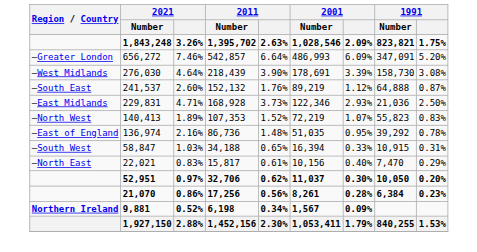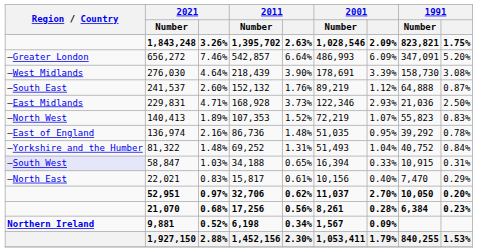+ row: (163, 148)
(62, 148) no background -> (37, 163) lavender background
(359, 178) 0.30% -> (383, 194) 2.70%
(189, 194) 0.86% -> (214, 209) 0.68%
